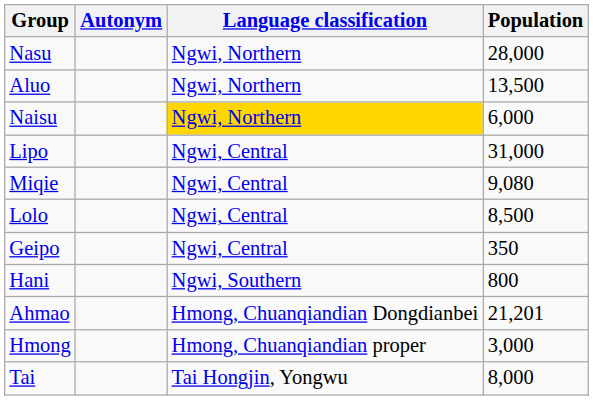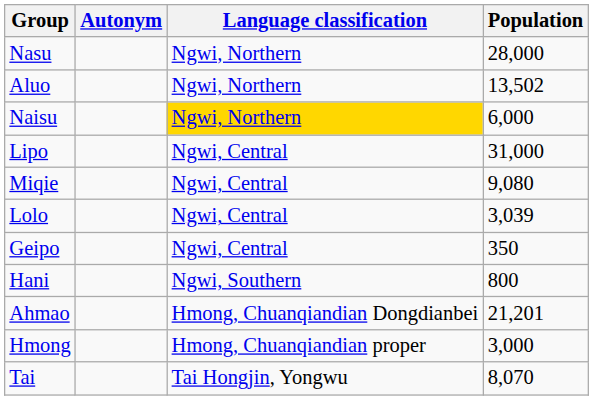(516, 85) 13,500 -> (516, 85) 13,502
(511, 215) 8,500 -> (511, 215) 3,039
(511, 378) 8,000 -> (511, 378) 8,070
